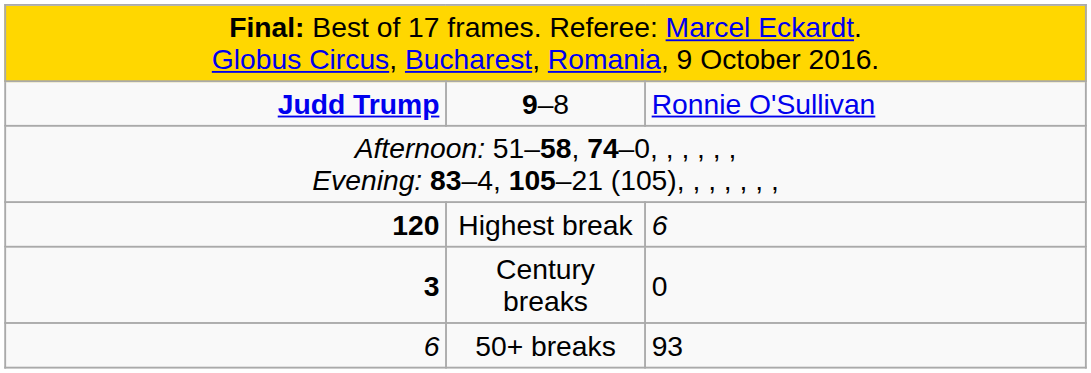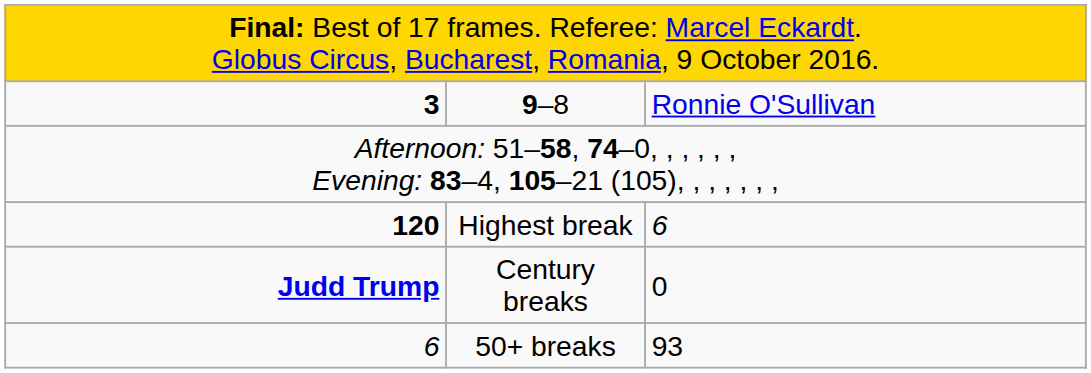(359, 104) Judd Trump -> (432, 104) 3
(432, 286) 3 -> (359, 286) Judd Trump
